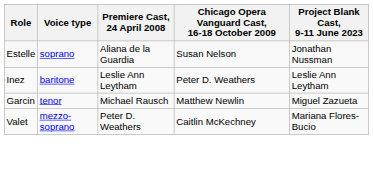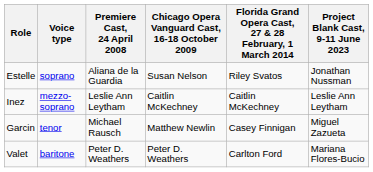+ column: (268, 33)
(57, 80) baritone -> (57, 101) mezzo-soprano
(216, 80) Peter D. Weathers -> (172, 101) Caitlin McKechney
(57, 121) mezzo-soprano -> (57, 154) baritone
(216, 121) Caitlin McKechney -> (168, 154) Peter D. Weathers
